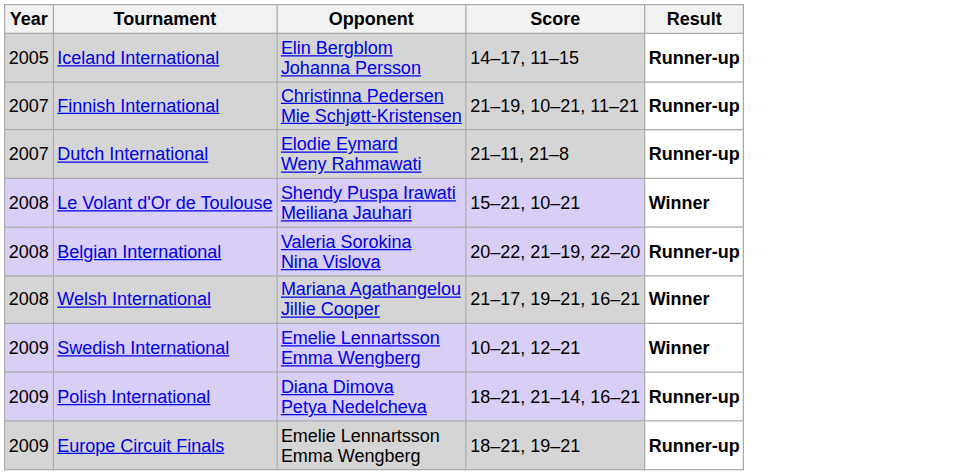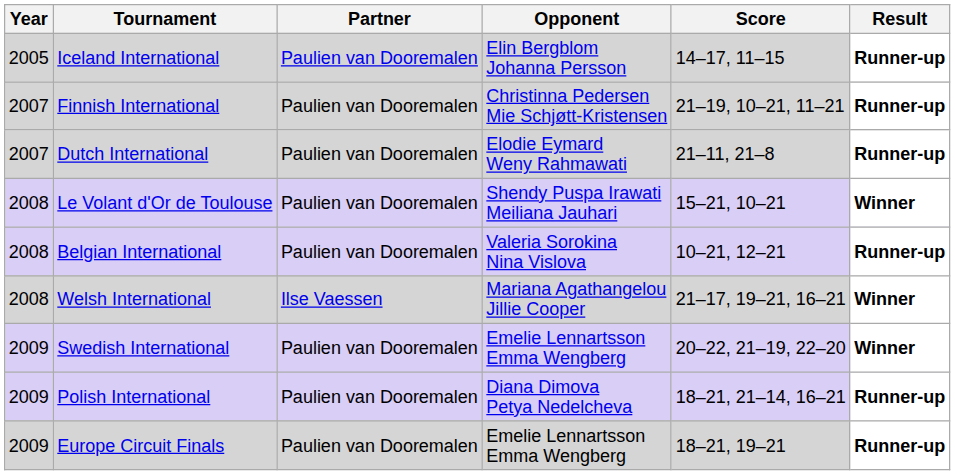+ column: (379, 19)
(555, 251) 20–22, 21–19, 22–20 -> (731, 251) 10–21, 12–21
(525, 348) 10–21, 12–21 -> (761, 348) 20–22, 21–19, 22–20
